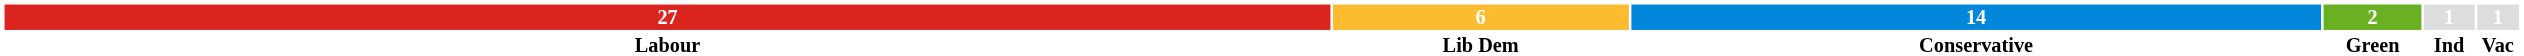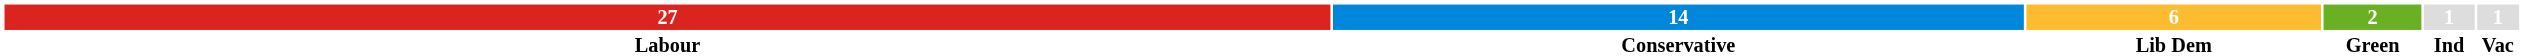columns swapped: (1976, 17) <-> (1481, 17)
